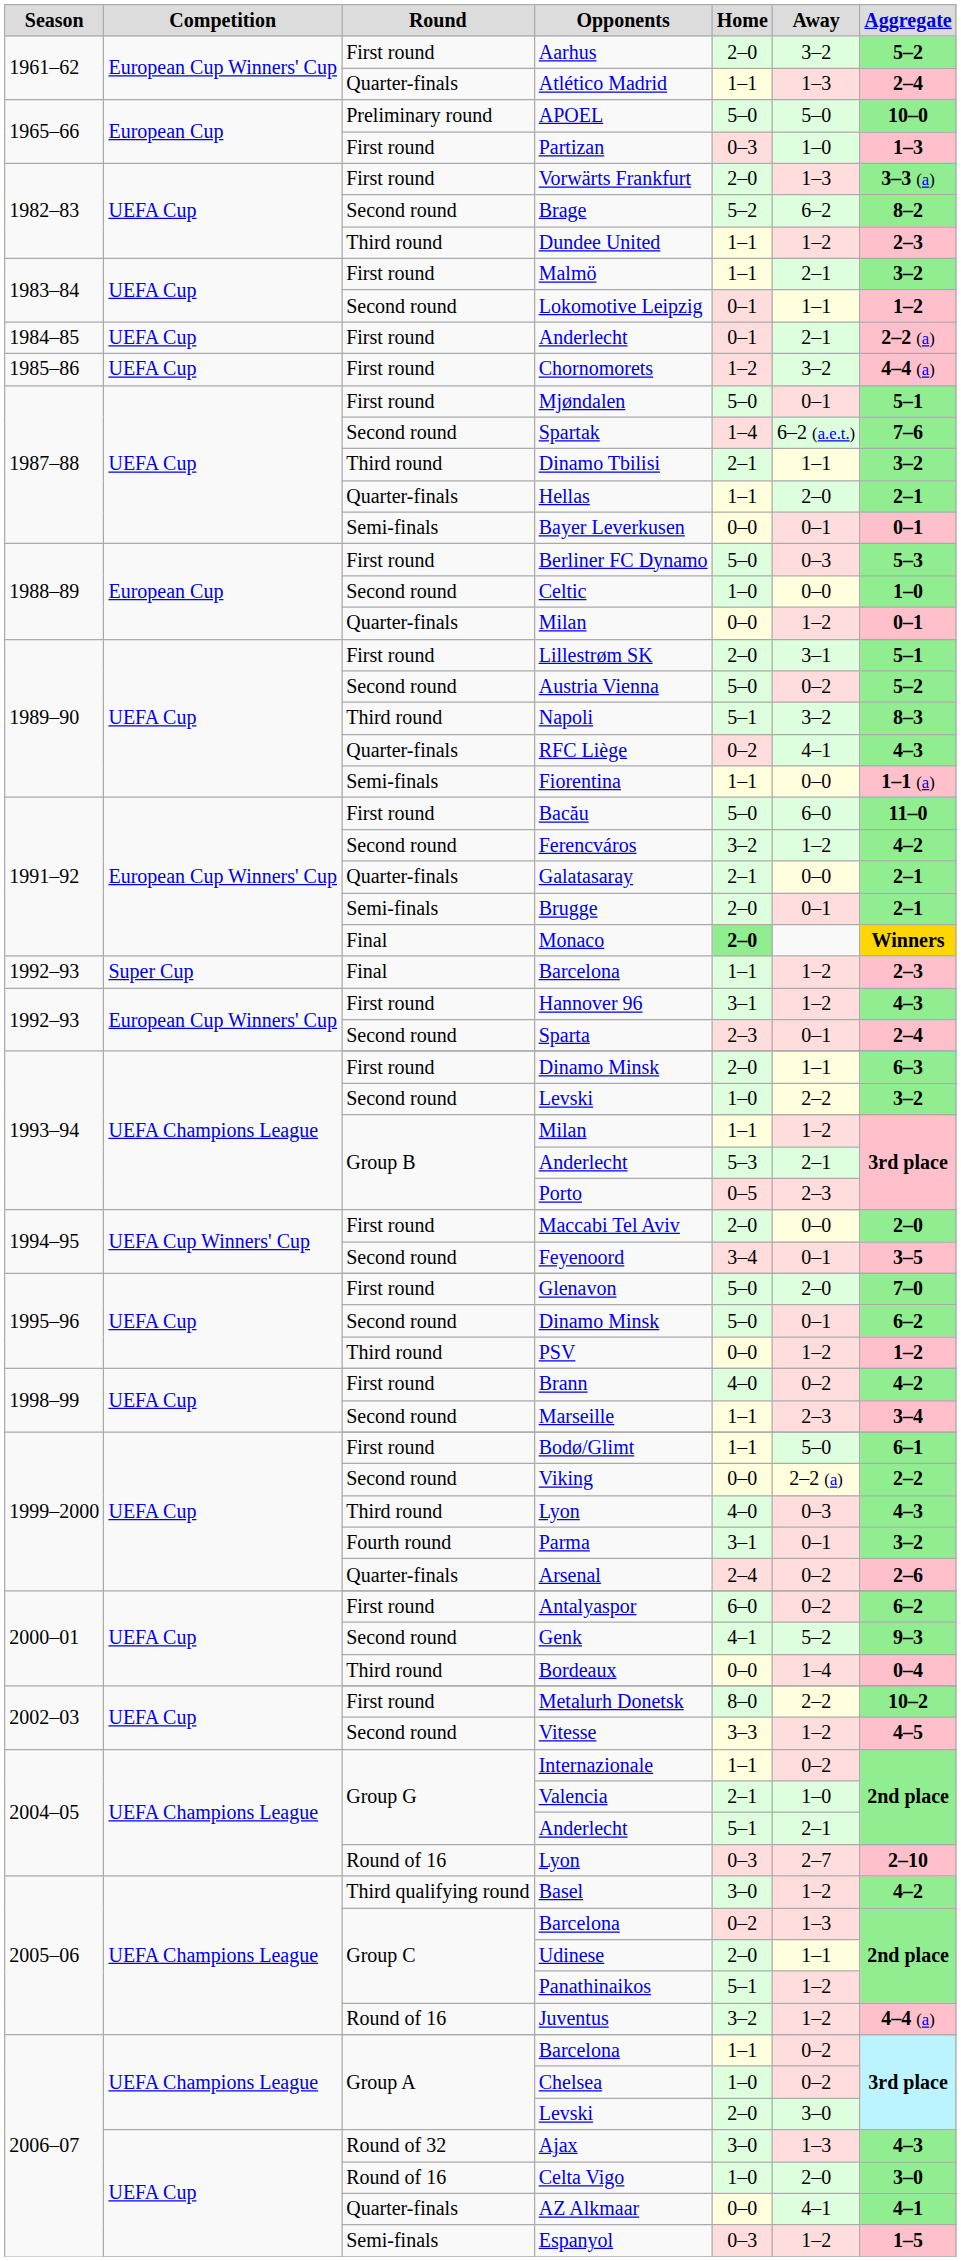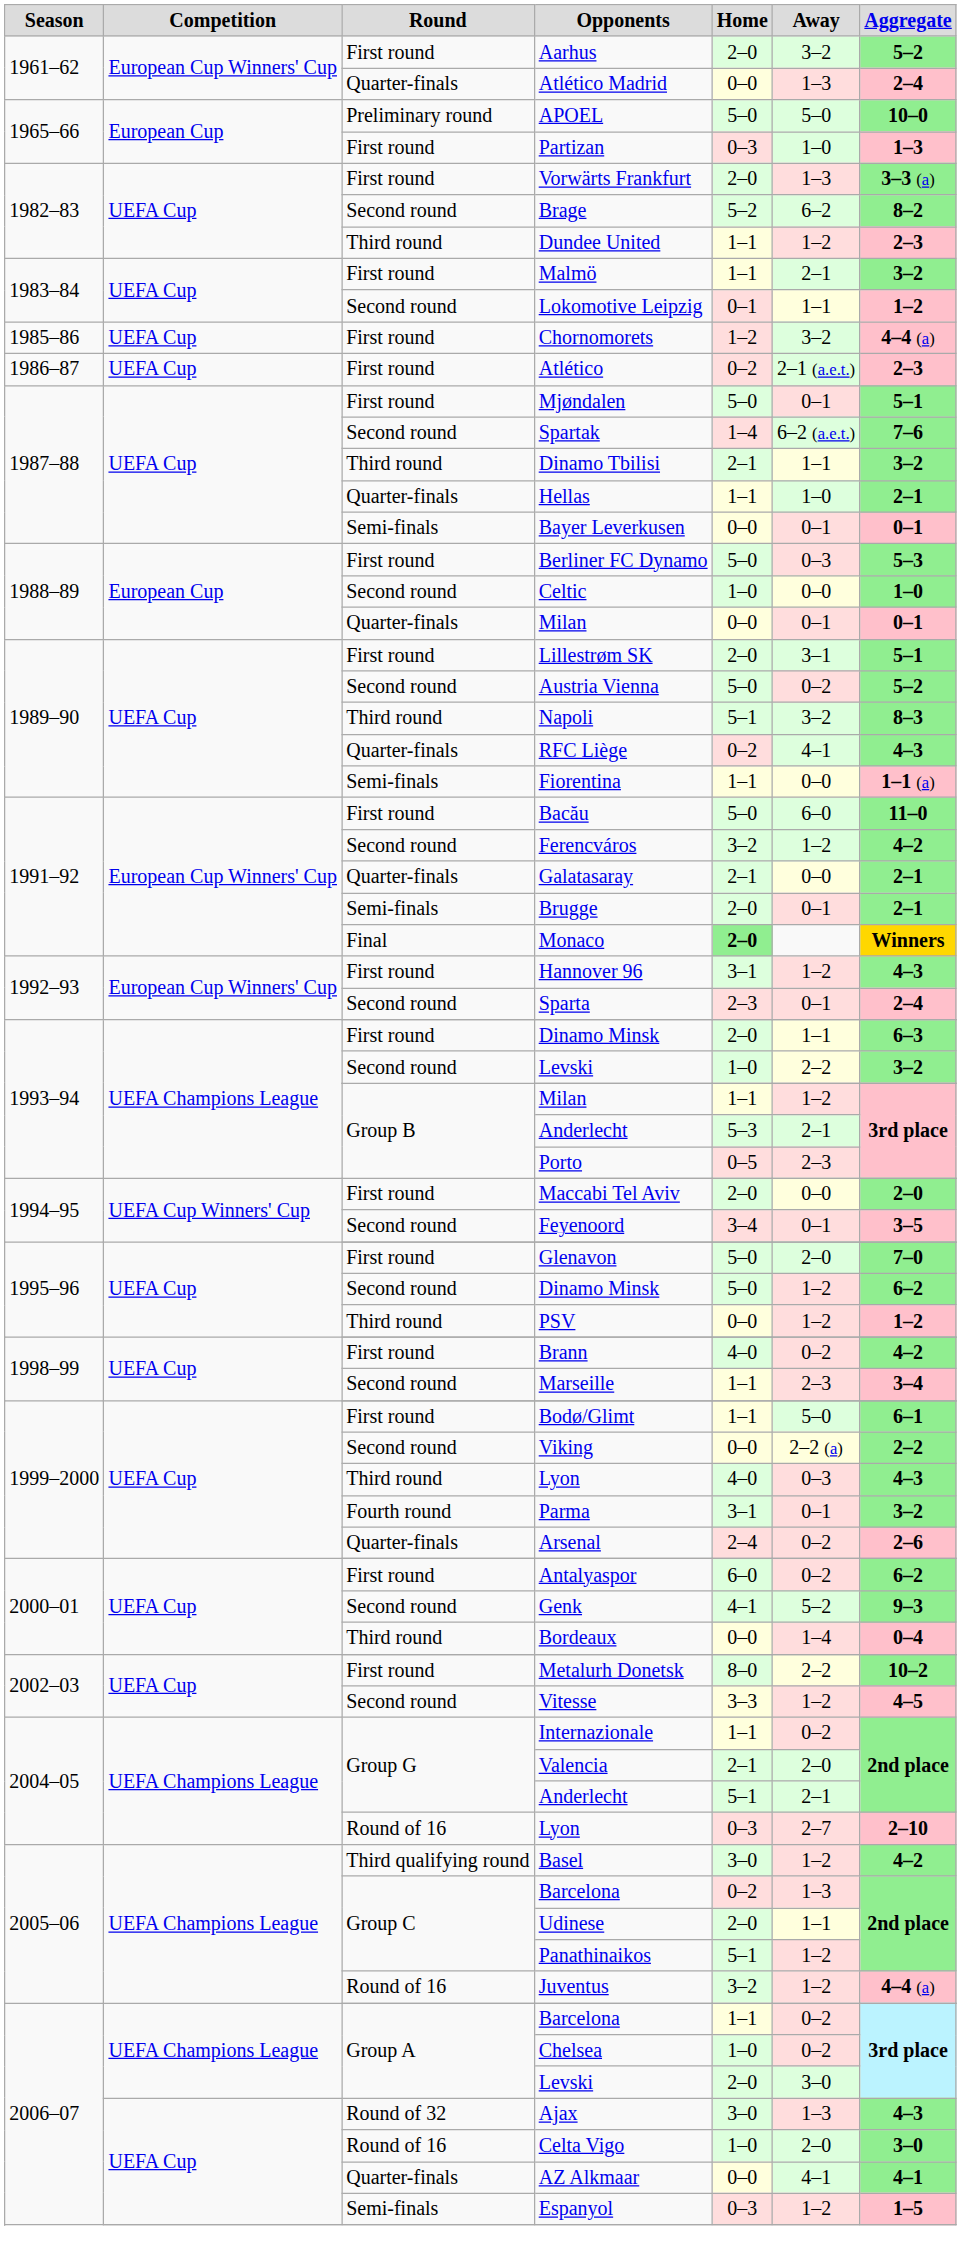(742, 83) 1–1 -> (742, 83) 0–0
- row: (44, 337)
+ row: (44, 369)
(816, 496) 2–0 -> (816, 496) 1–0
(816, 623) 1–2 -> (816, 623) 0–1
- row: (44, 971)
(816, 1320) 0–1 -> (816, 1289) 1–2
(816, 1796) 1–0 -> (816, 1764) 2–0
